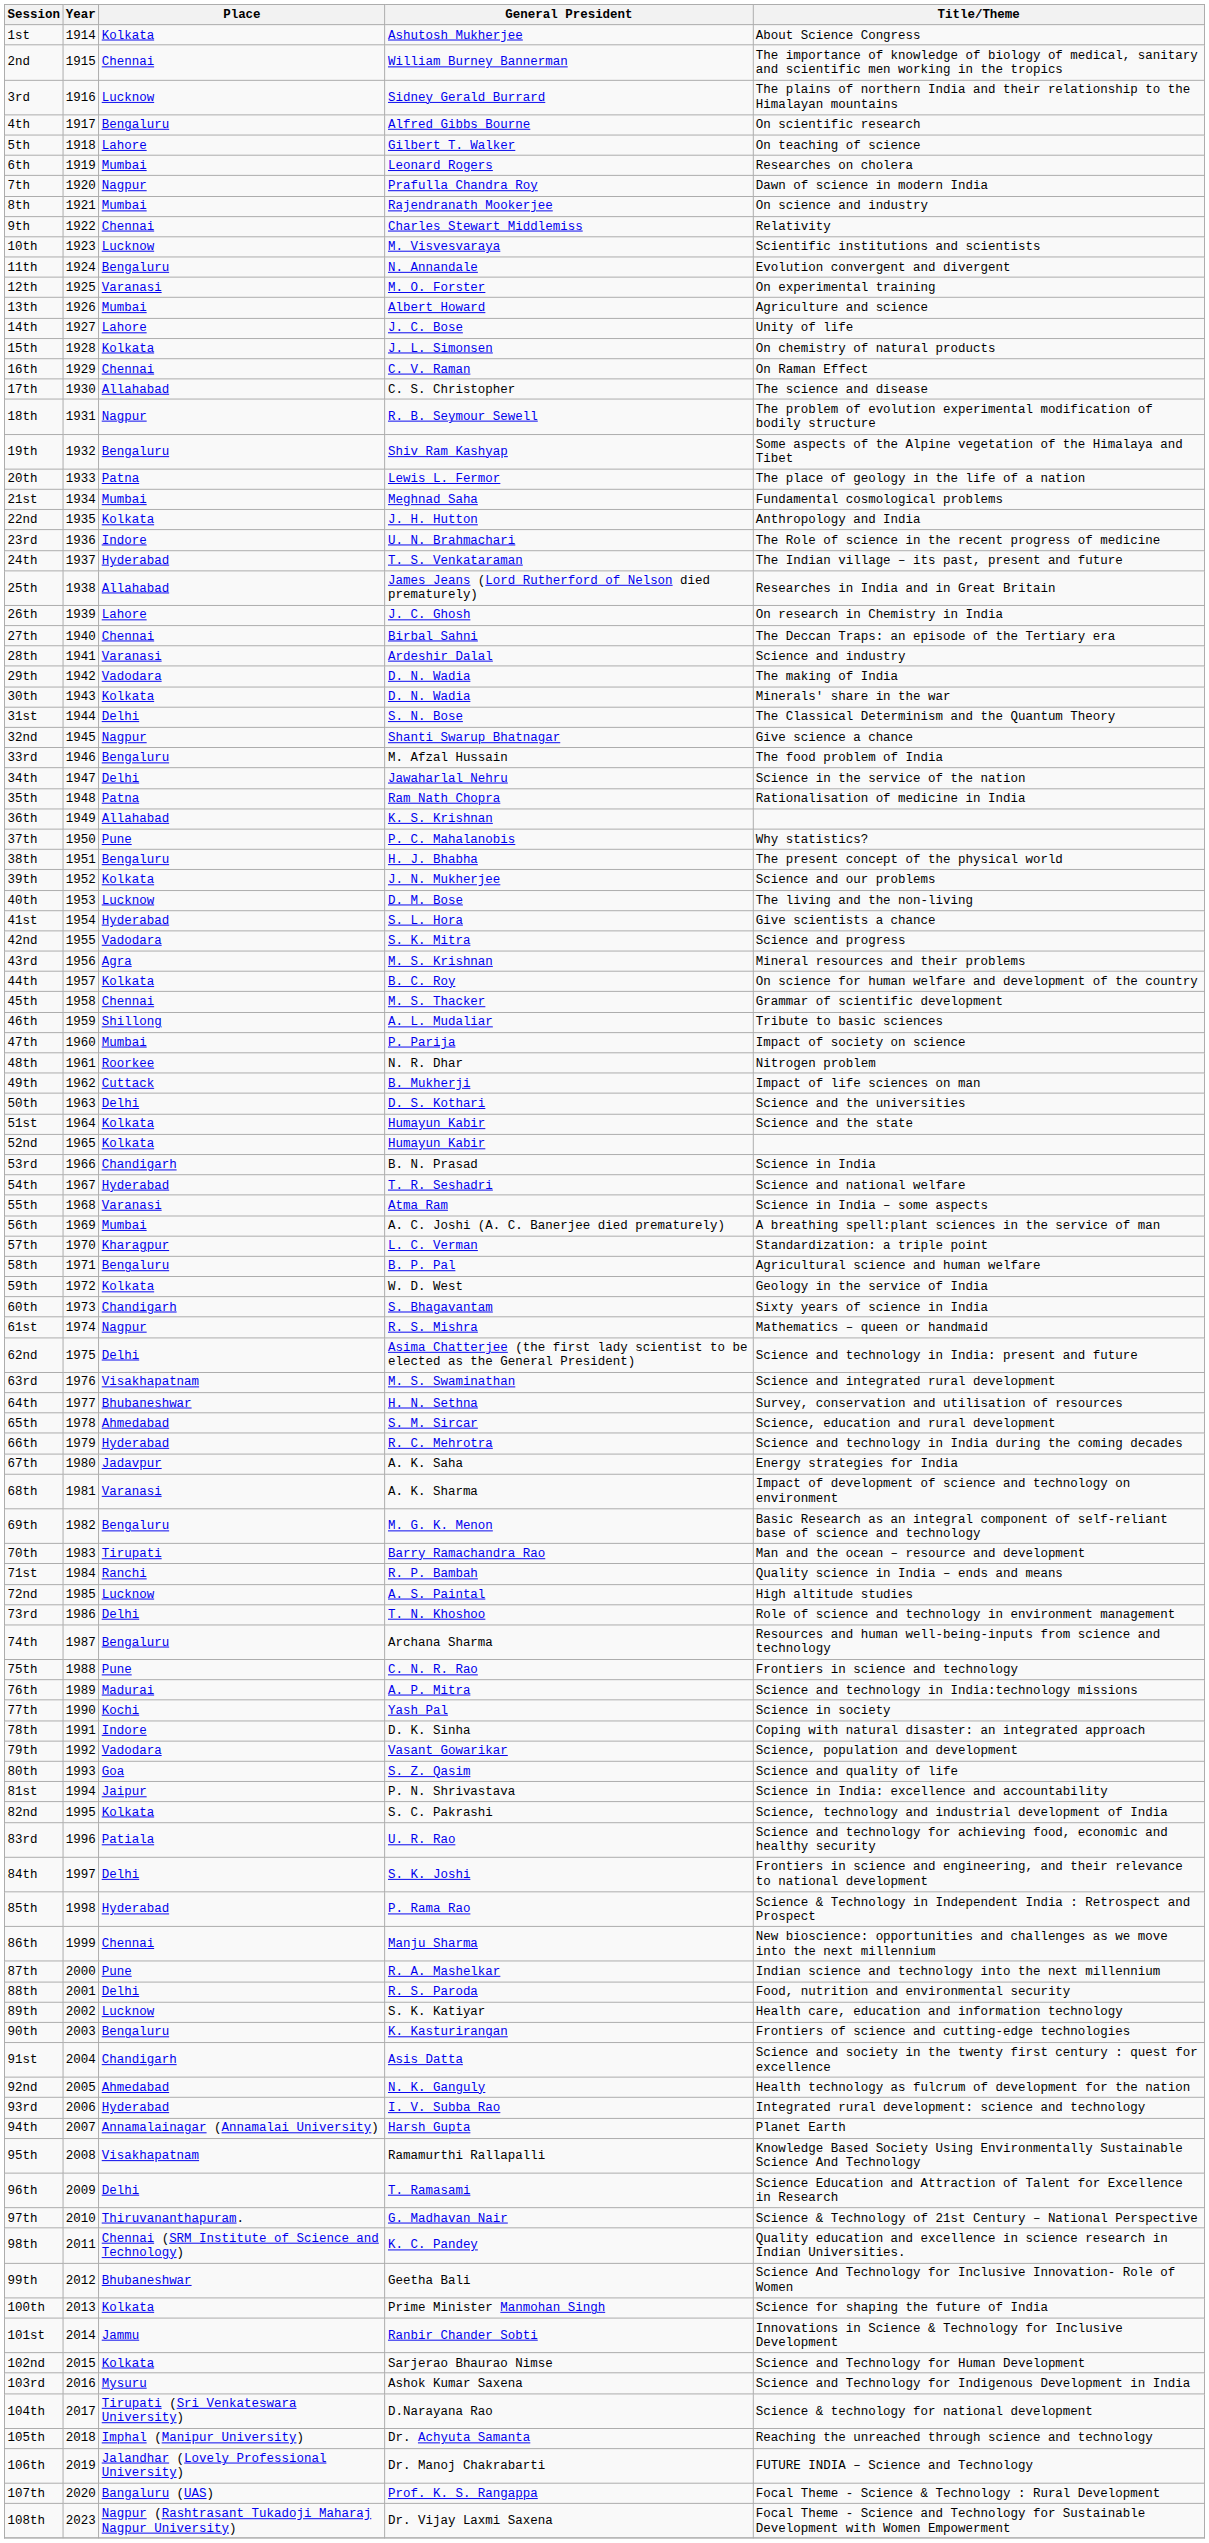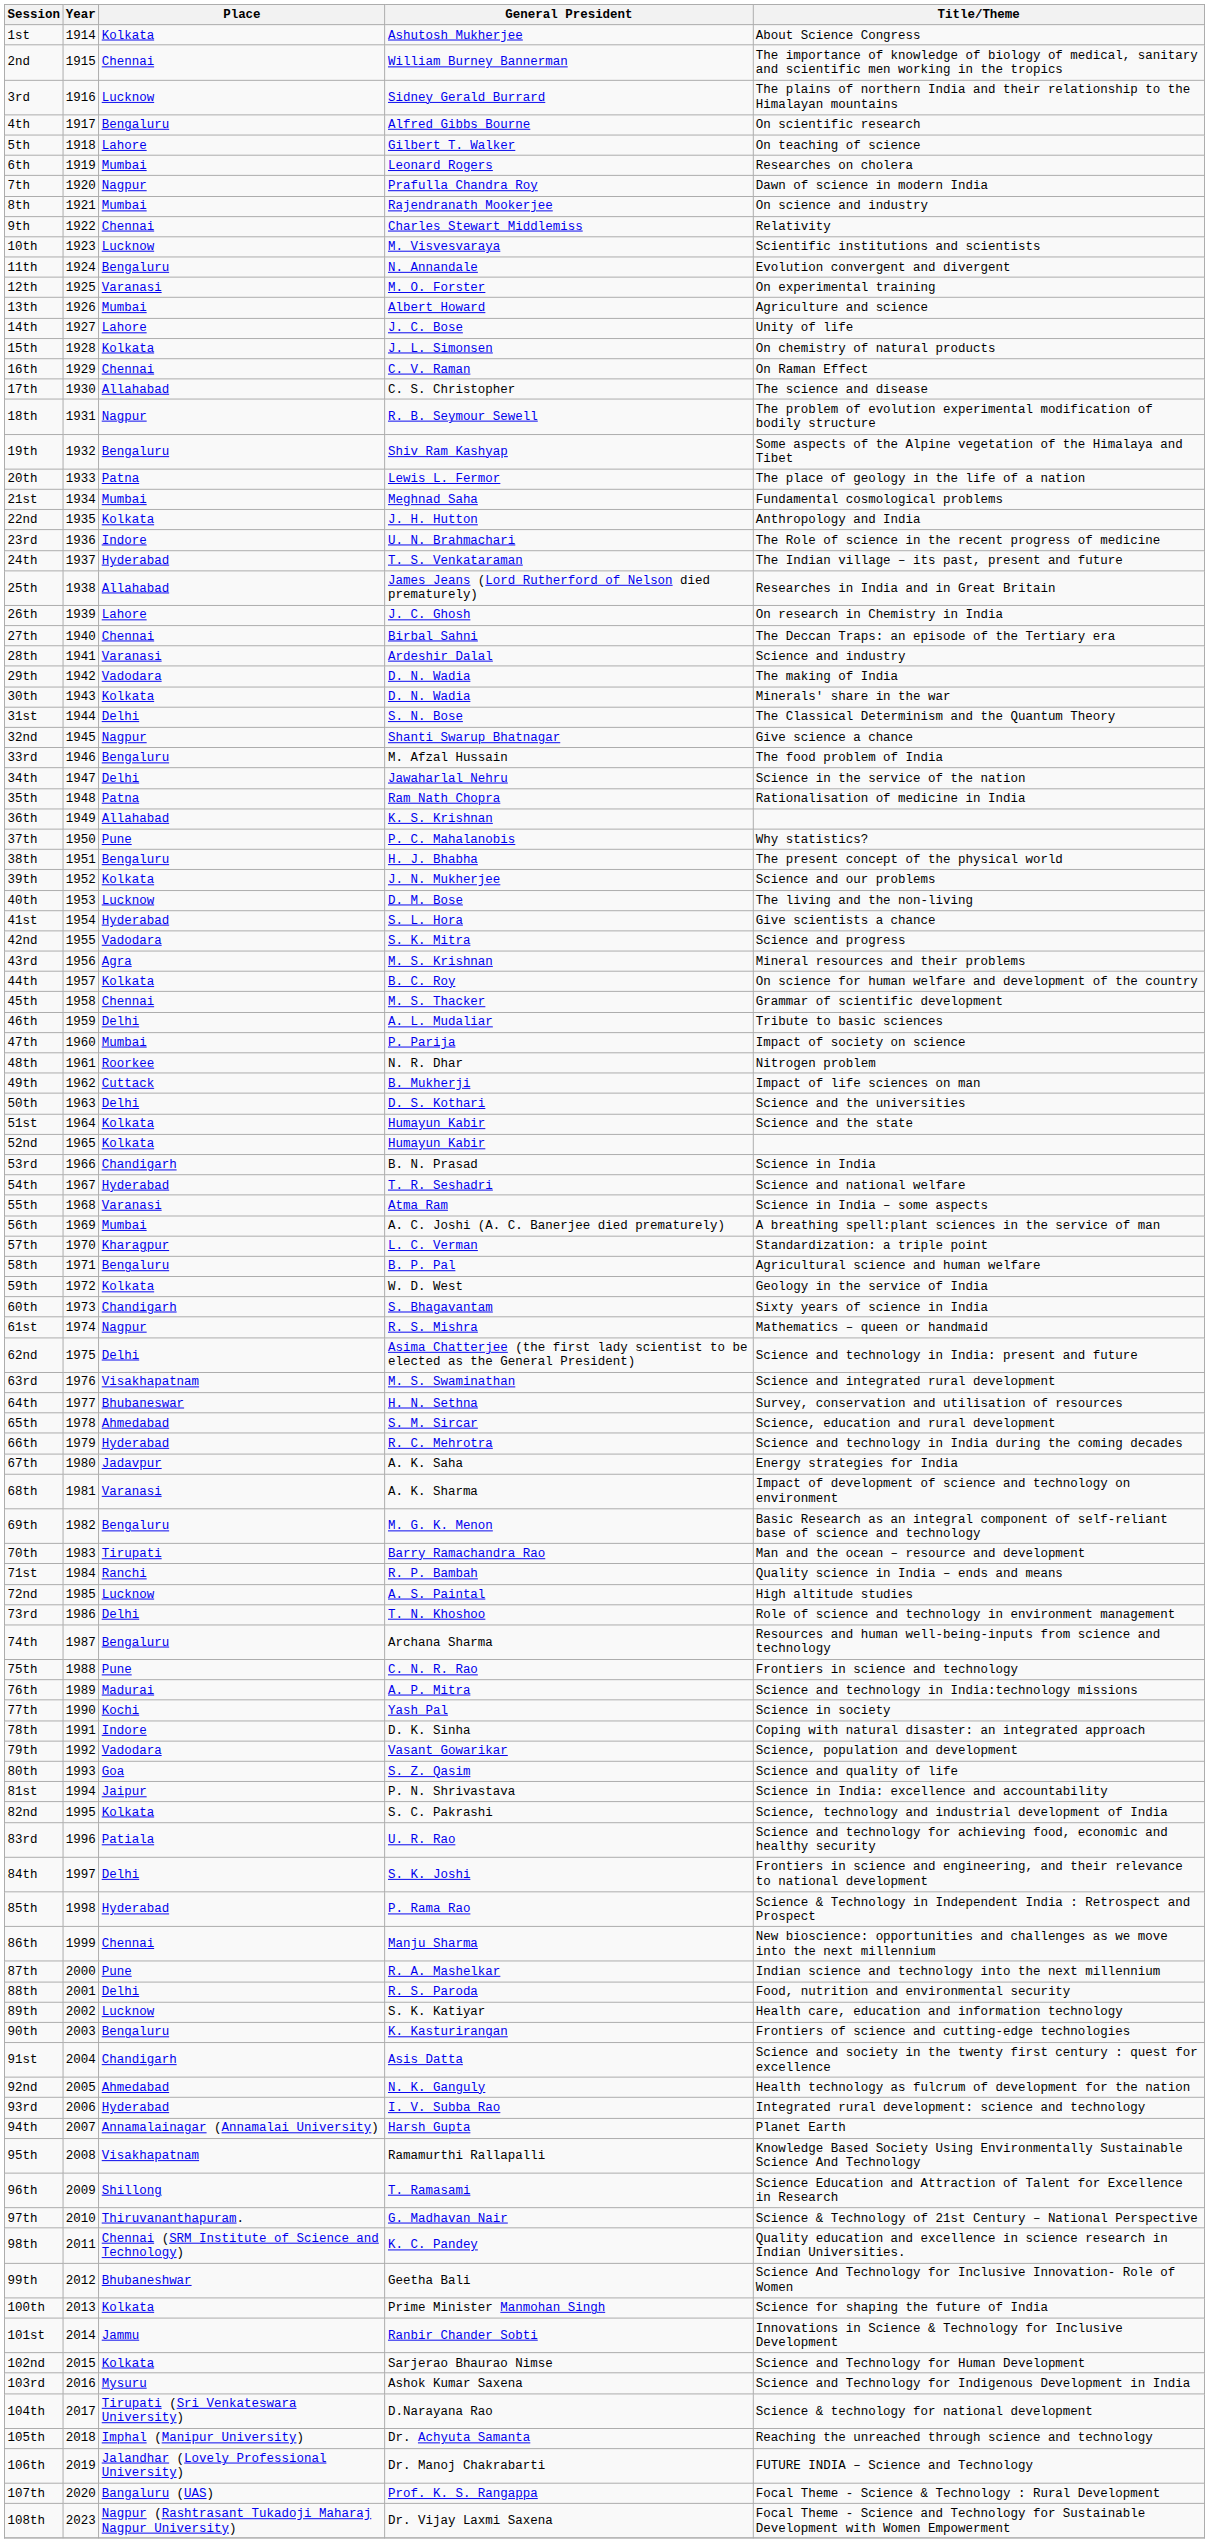(132, 1022) Shillong -> (120, 1022) Delhi
(147, 1403) Bhubaneshwar -> (143, 1403) Bhubaneswar
(120, 2190) Delhi -> (132, 2190) Shillong
